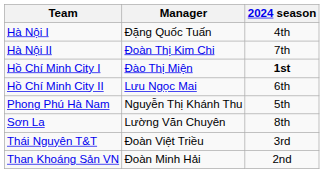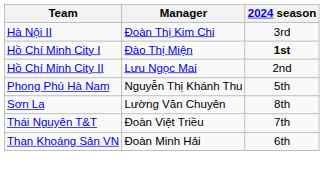- row: (28, 31)
(282, 50) 7th -> (282, 31) 3rd
(282, 86) 6th -> (282, 68) 2nd
(282, 141) 3rd -> (282, 123) 7th
(282, 159) 2nd -> (282, 141) 6th
